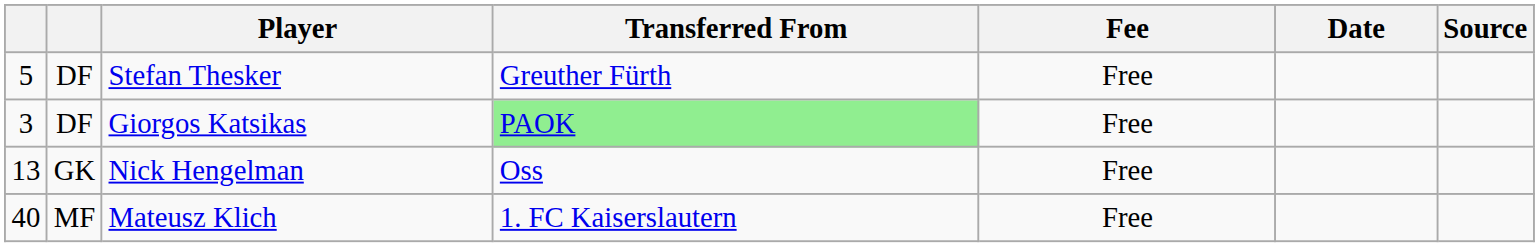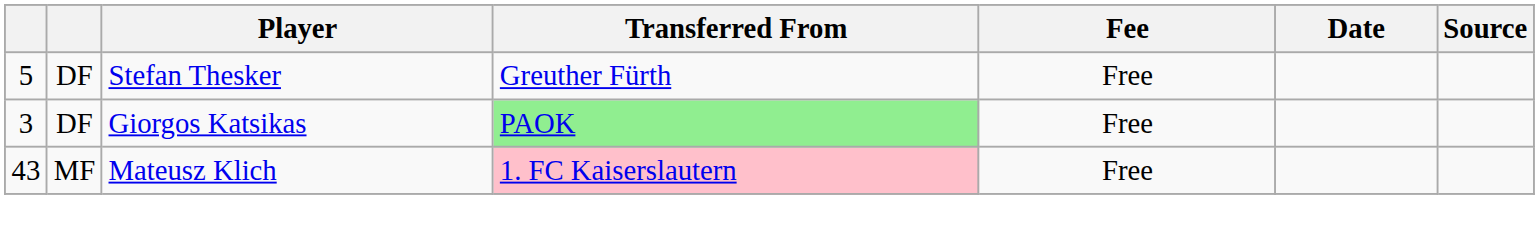- row: (206, 170)
(26, 217) 40 -> (26, 170) 43
(618, 217) no background -> (618, 170) pink background
